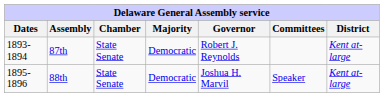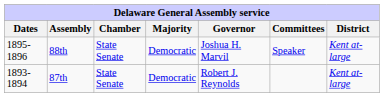rows swapped: (58, 50) <-> (58, 78)
